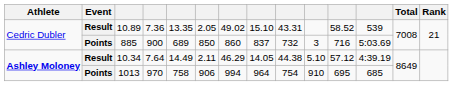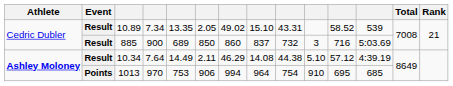(155, 28) 7.36 -> (155, 28) 7.34
(98, 43) Points -> (98, 43) Result
(261, 58) 14.05 -> (261, 58) 14.08
(181, 73) 758 -> (181, 73) 753
